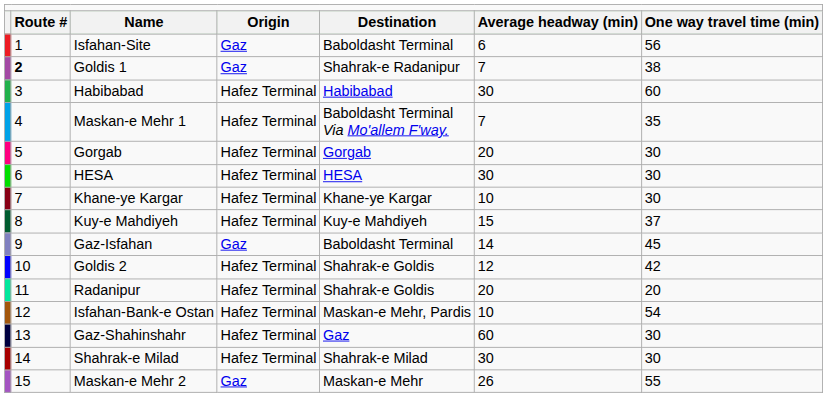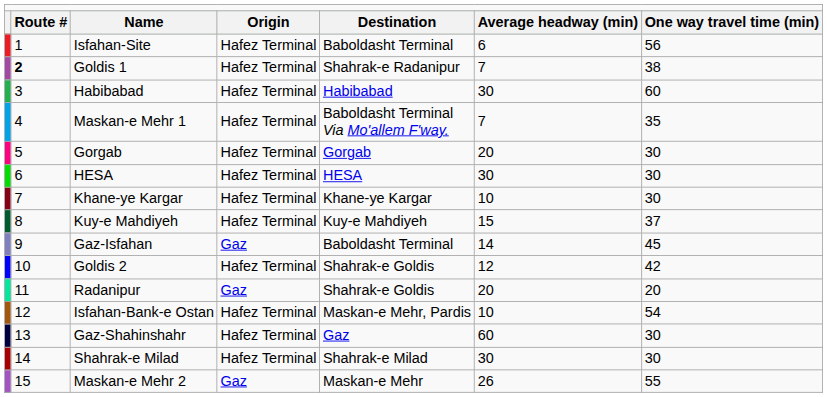(234, 45) Gaz -> (268, 45) Hafez Terminal
(234, 68) Gaz -> (268, 68) Hafez Terminal
(268, 289) Hafez Terminal -> (234, 289) Gaz
